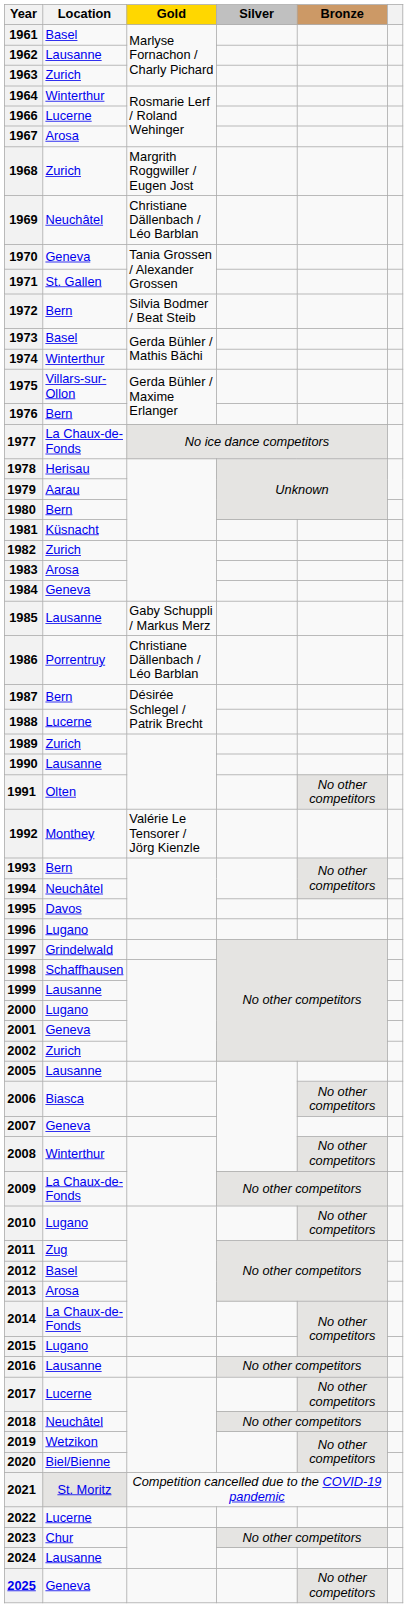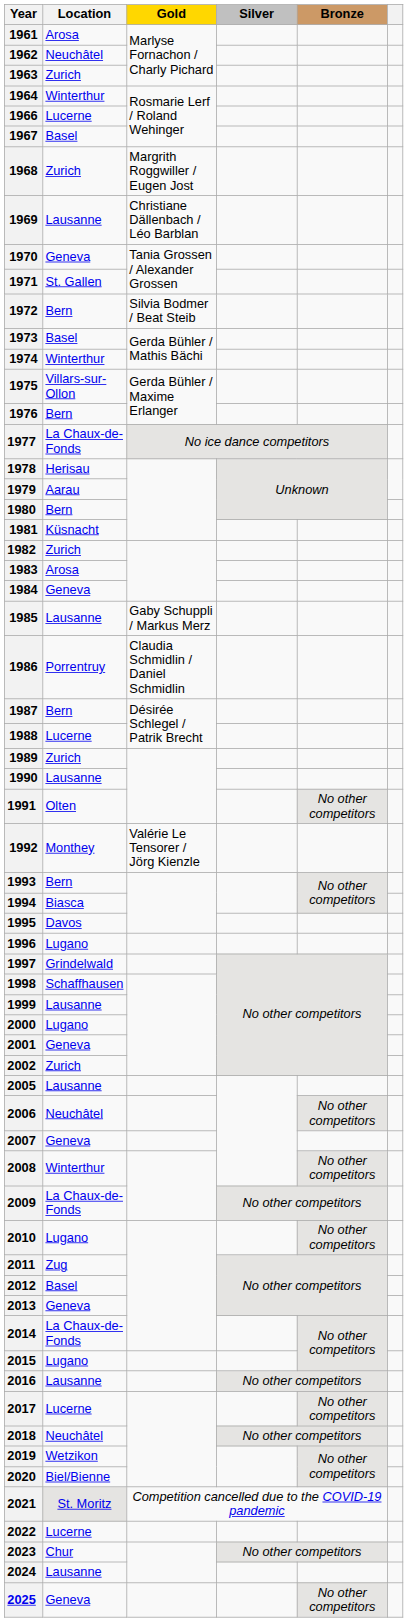(61, 34) Basel -> (62, 34) Arosa
(74, 55) Lausanne -> (74, 55) Neuchâtel
(62, 136) Arosa -> (61, 136) Basel
(74, 220) Neuchâtel -> (74, 220) Lausanne
(165, 660) Christiane Dällenbach / Léo Barblan -> (161, 667) Claudia Schmidlin / Daniel Schmidlin
(74, 888) Neuchâtel -> (65, 903) Biasca
(65, 1098) Biasca -> (74, 1113) Neuchâtel
(62, 1291) Arosa -> (68, 1305) Geneva
